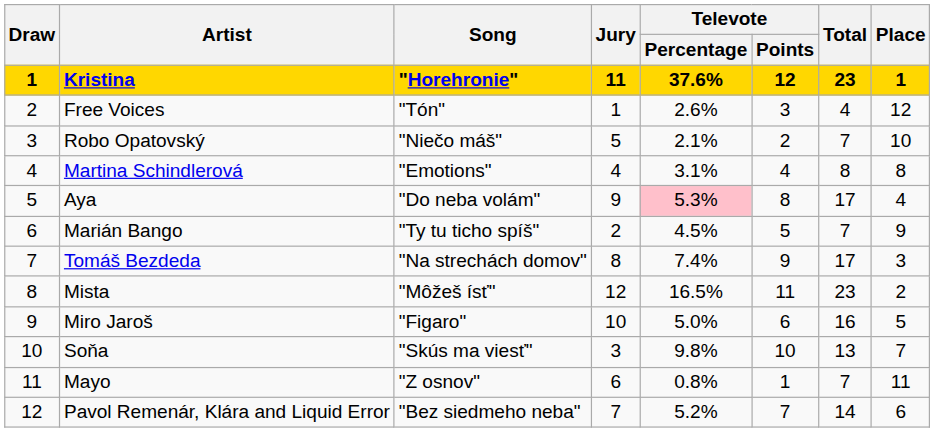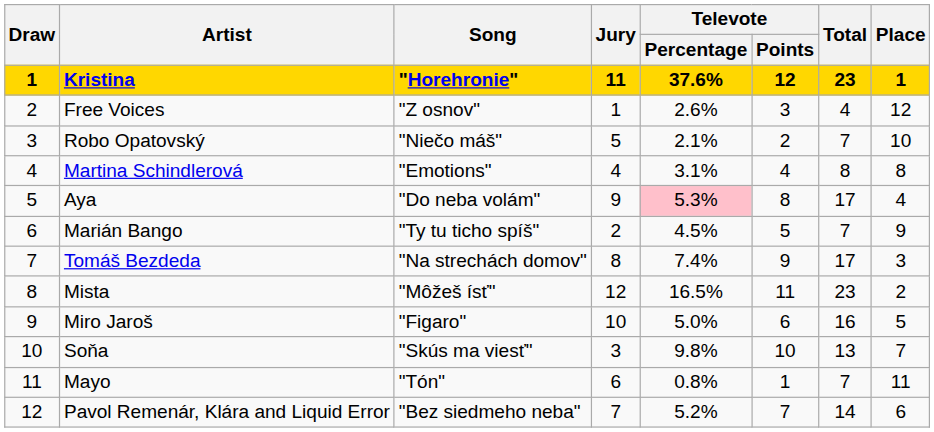(422, 110) "Tón" -> (439, 110) "Z osnov"
(439, 381) "Z osnov" -> (422, 381) "Tón"
